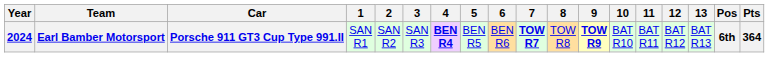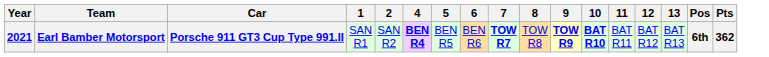- column: (417, 13)
(19, 37) 2024 -> (19, 37) 2021
(623, 37) normal -> (595, 37) bold
(752, 37) 364 -> (725, 37) 362
